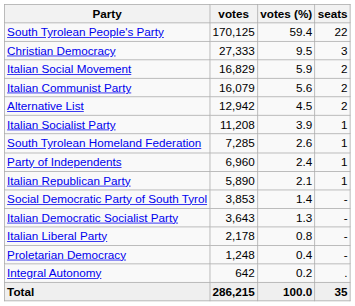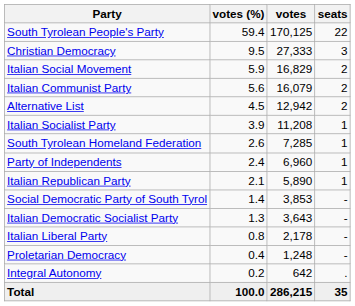columns swapped: (234, 14) <-> (286, 14)
